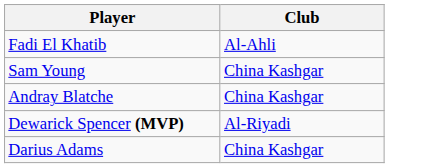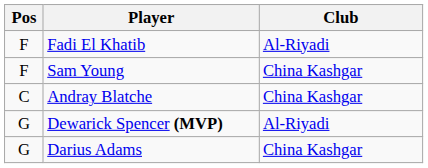+ column: (24, 17)
(250, 44) Al-Ahli -> (296, 44) Al-Riyadi
